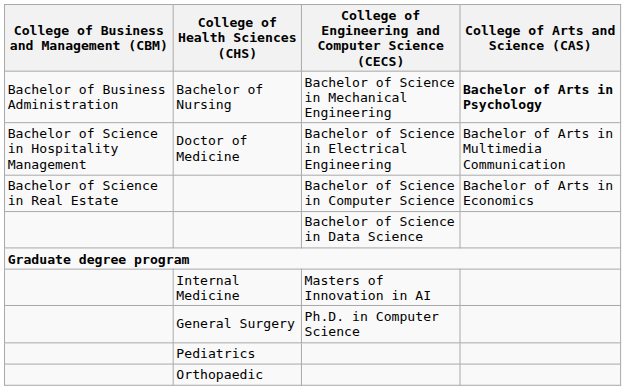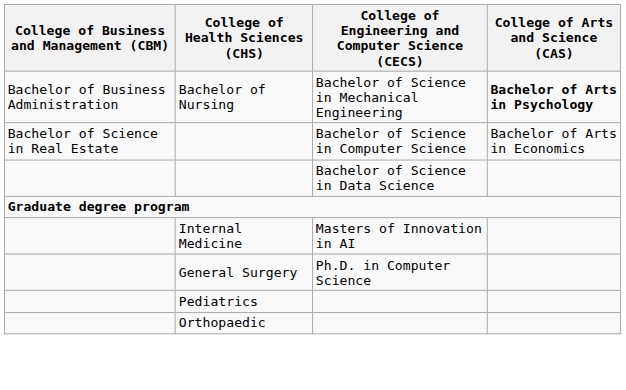- row: (212, 149)
